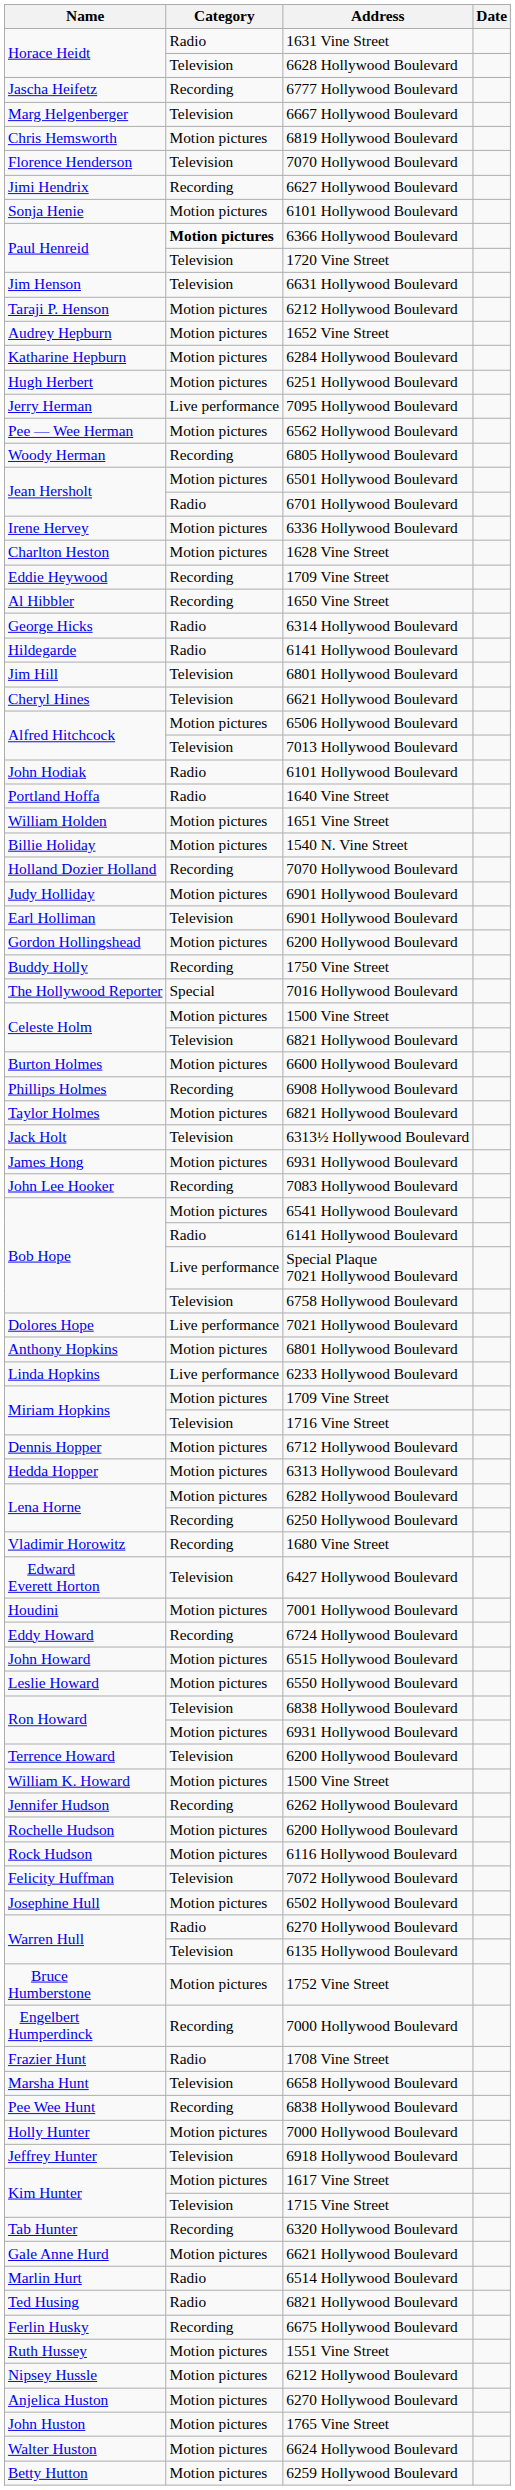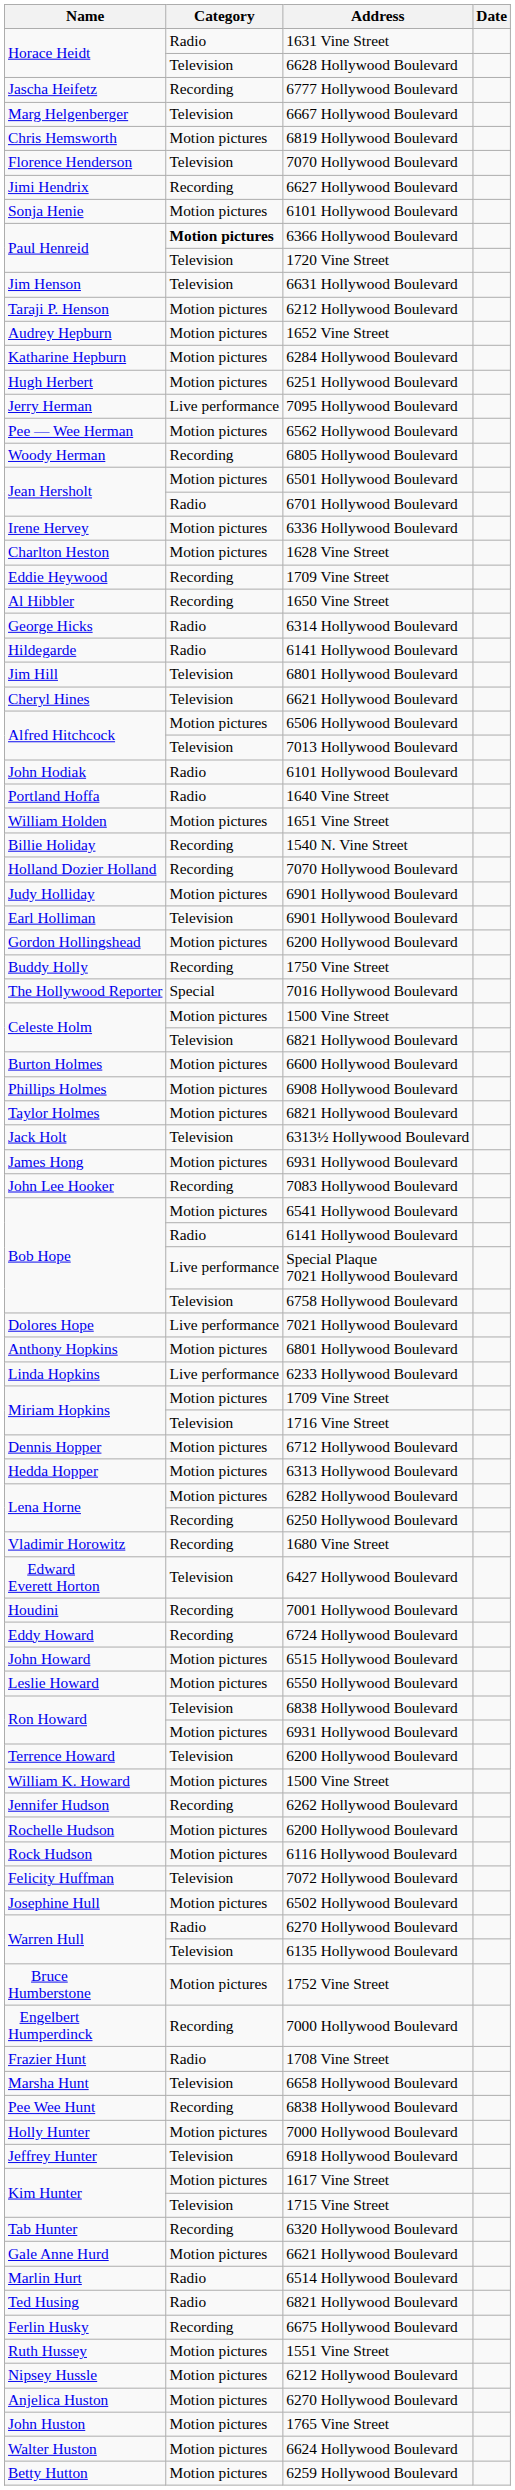(218, 844) Motion pictures -> (202, 844) Recording
(202, 1088) Recording -> (218, 1088) Motion pictures
(218, 1610) Motion pictures -> (202, 1610) Recording
